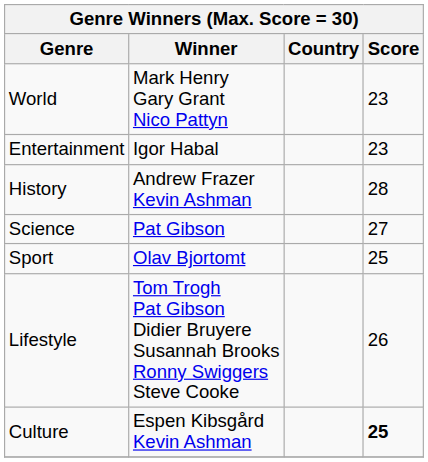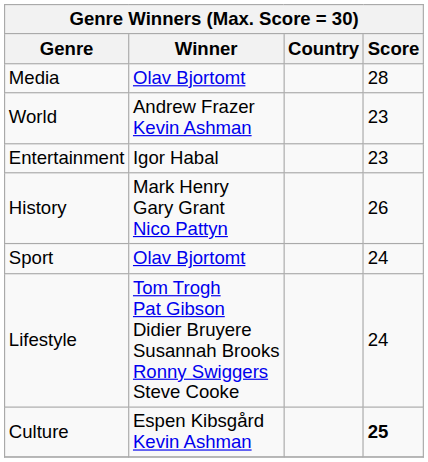+ row: (34, 78)
(181, 98) Mark Henry Gary Grant Nico Pattyn -> (194, 117) Andrew Frazer Kevin Ashman
(194, 189) Andrew Frazer Kevin Ashman -> (181, 208) Mark Henry Gary Grant Nico Pattyn
(378, 189) 28 -> (378, 208) 26
- row: (42, 229)
(378, 258) 25 -> (378, 258) 24
(378, 340) 26 -> (378, 340) 24
